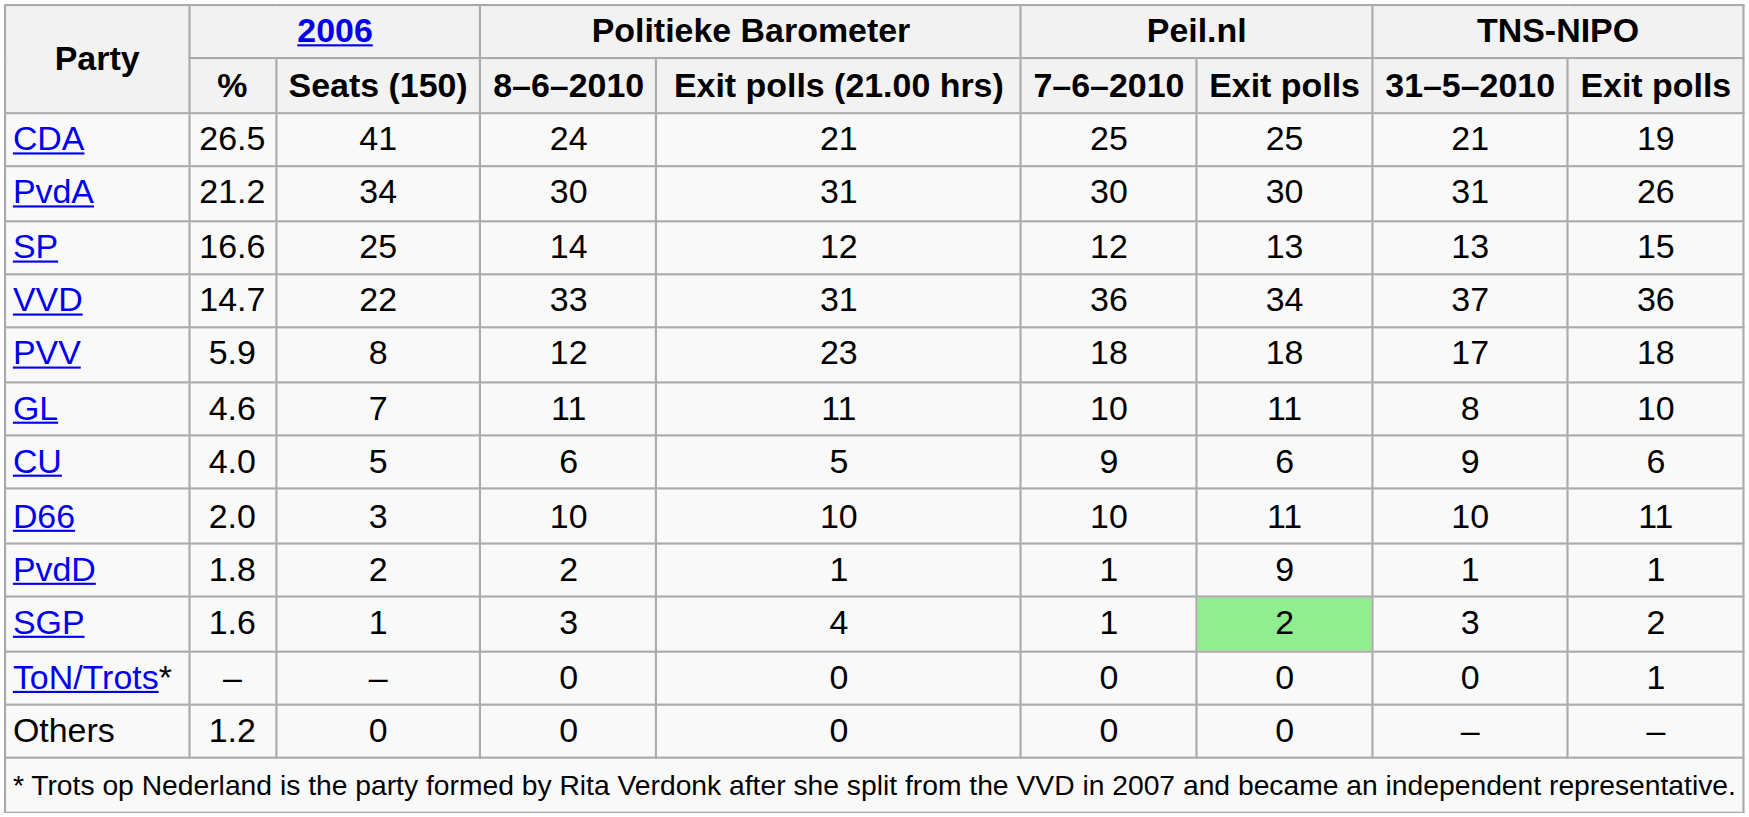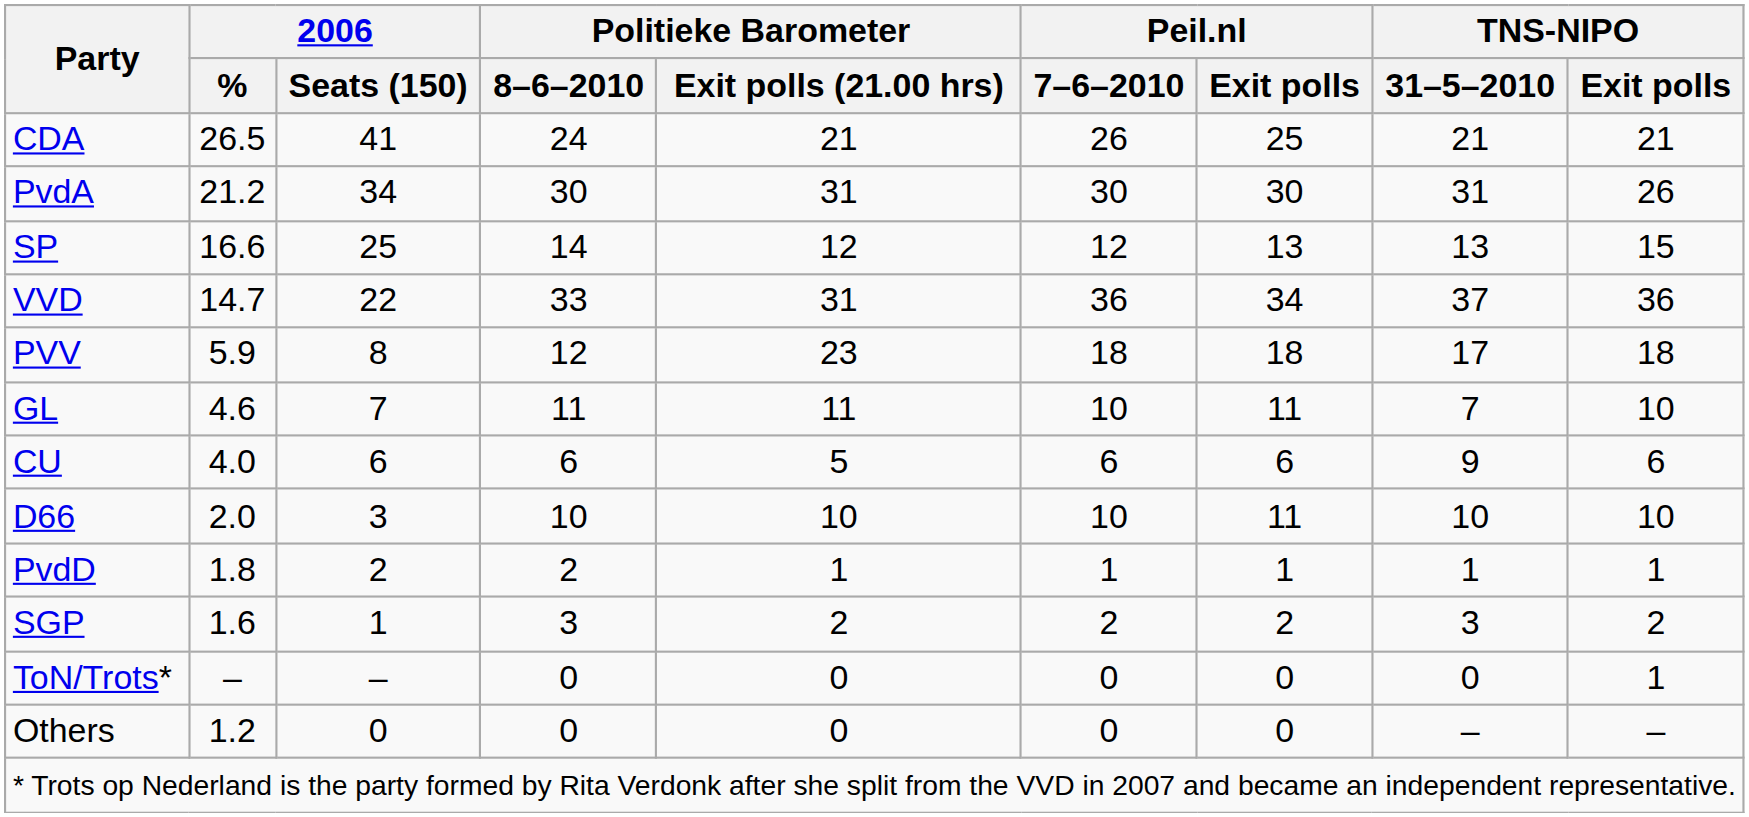(1109, 138) 25 -> (1109, 138) 26
(1656, 138) 19 -> (1656, 138) 21
(1470, 407) 8 -> (1470, 407) 7
(378, 461) 5 -> (378, 461) 6
(1109, 461) 9 -> (1109, 461) 6
(1656, 515) 11 -> (1656, 515) 10
(1285, 569) 9 -> (1285, 569) 1
(839, 623) 4 -> (839, 623) 2
(1109, 623) 1 -> (1109, 623) 2
(1285, 623) lightgreen background -> (1285, 623) no background
